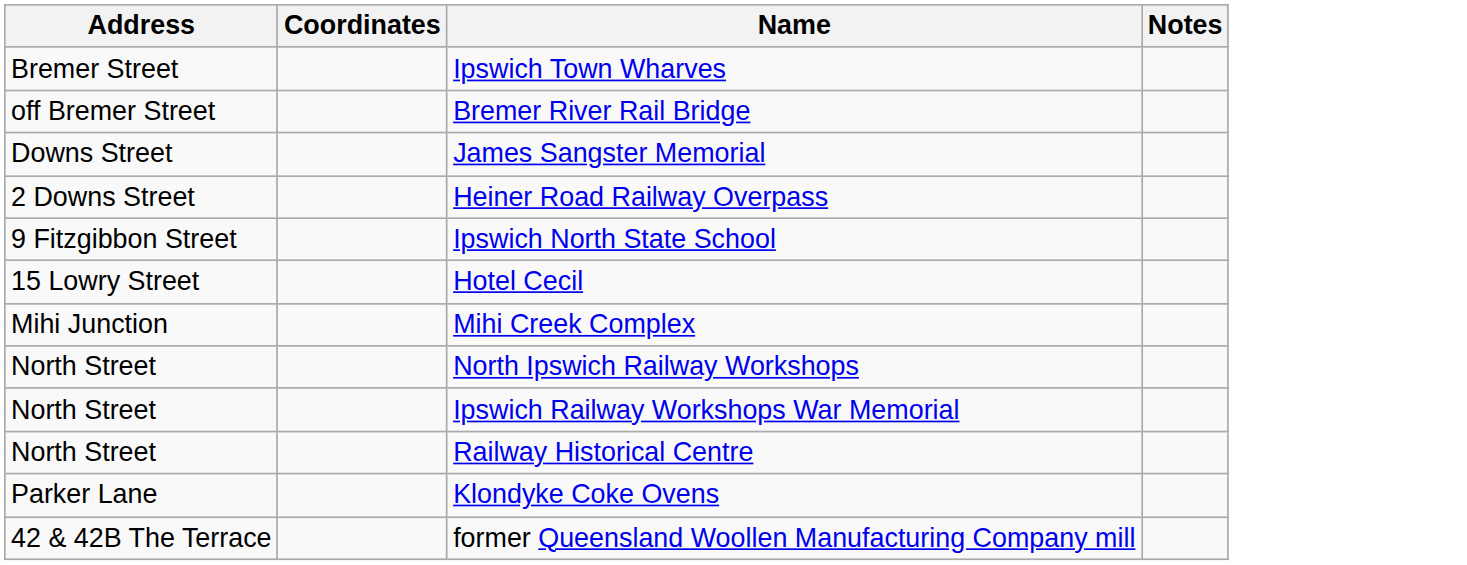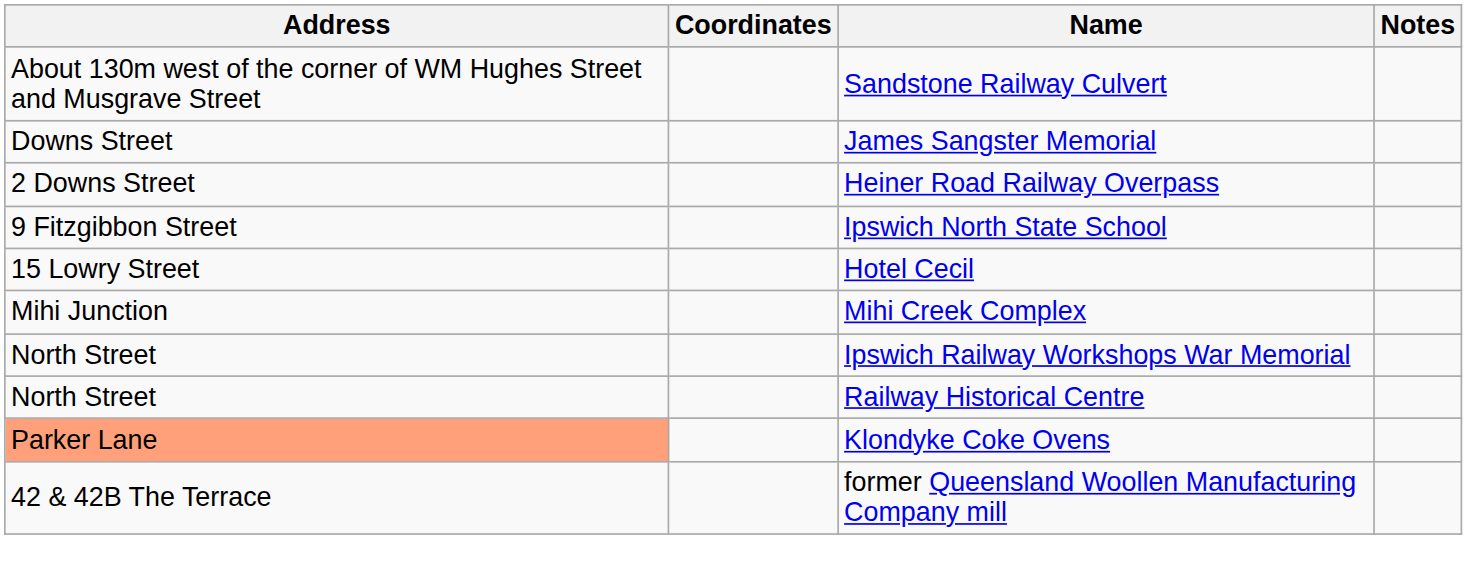+ row: (1005, 83)
- row: (590, 68)
- row: (602, 111)
- row: (656, 366)
(84, 494) no background -> (84, 439) lightsalmon background
